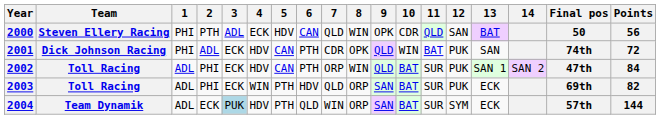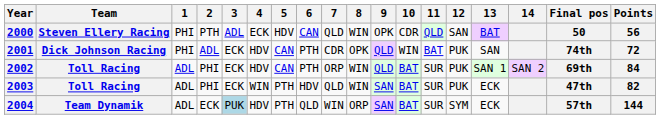(579, 68) 47th -> (579, 68) 69th
(359, 86) ORP -> (359, 86) WIN
(579, 86) 69th -> (579, 86) 47th
